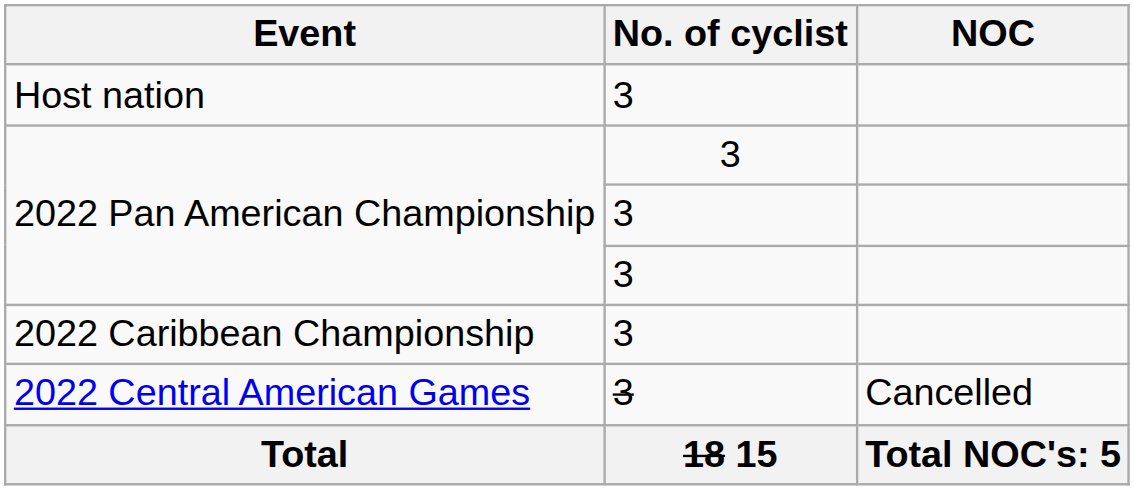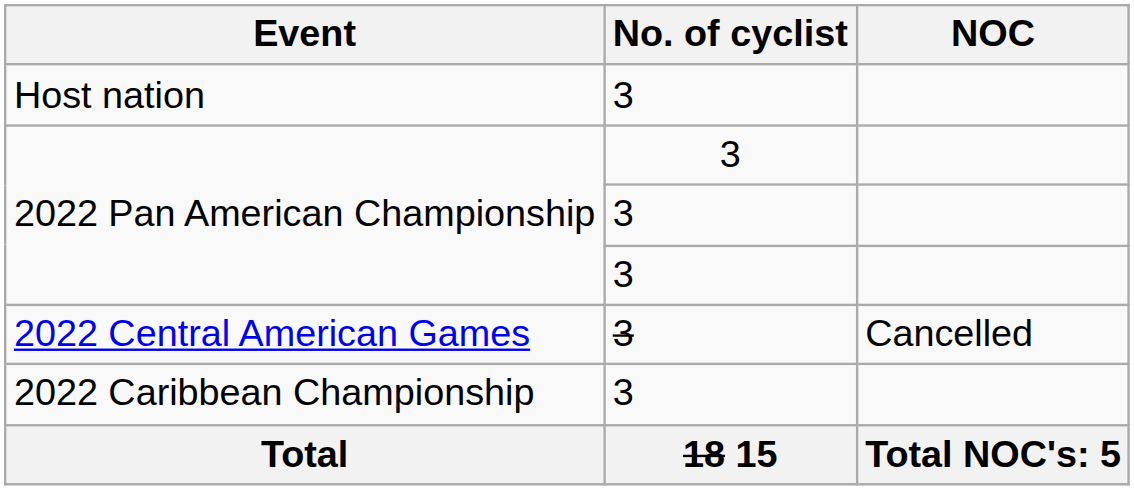rows swapped: (274, 333) <-> (272, 393)
